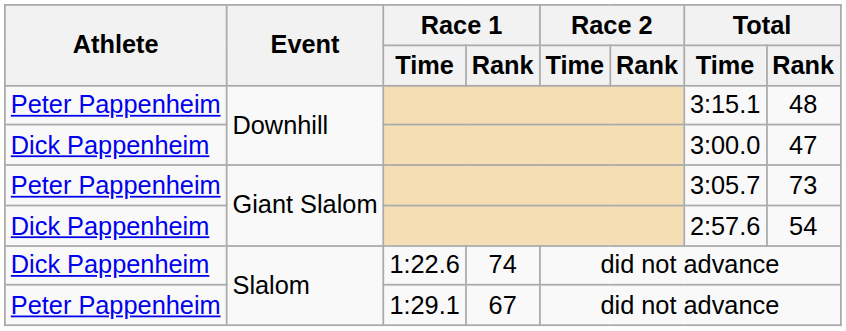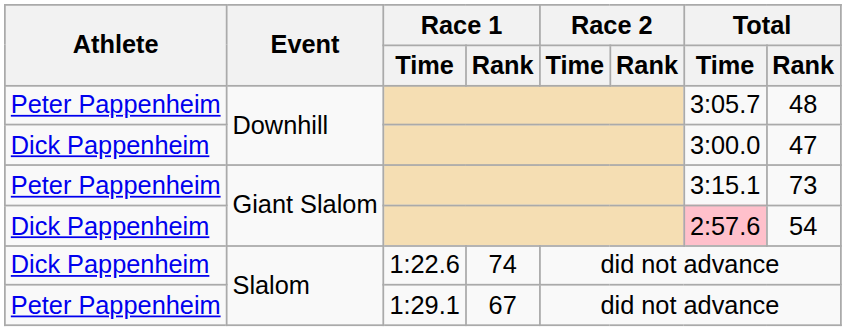(725, 105) 3:15.1 -> (725, 105) 3:05.7
(725, 185) 3:05.7 -> (725, 185) 3:15.1
(725, 225) no background -> (725, 225) pink background
